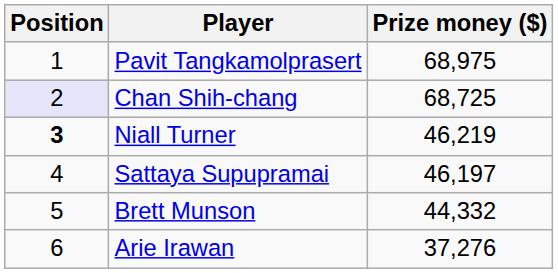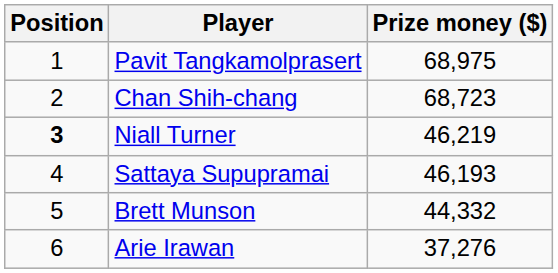(57, 98) lavender background -> (57, 98) no background
(460, 98) 68,725 -> (460, 98) 68,723
(460, 173) 46,197 -> (460, 173) 46,193
